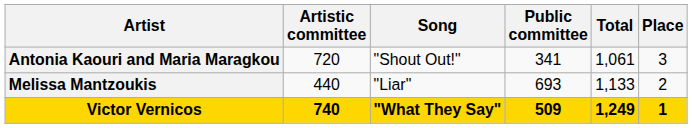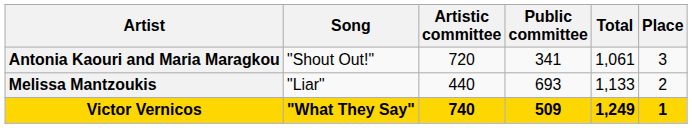columns swapped: (437, 25) <-> (327, 25)
